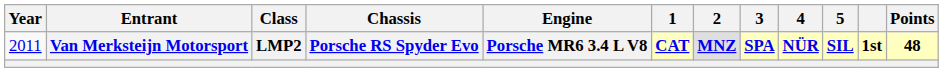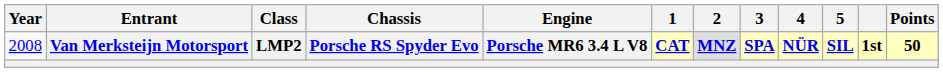(25, 45) 2011 -> (25, 45) 2008
(912, 45) 48 -> (912, 45) 50
